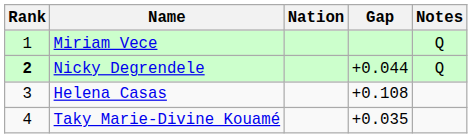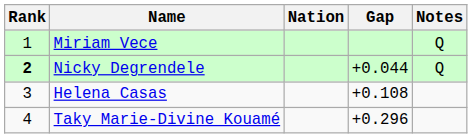(380, 120) +0.035 -> (380, 120) +0.296
